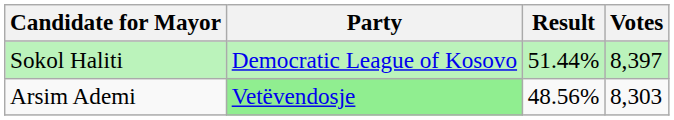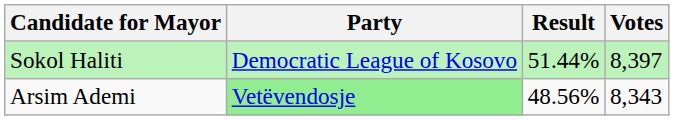(636, 96) 8,303 -> (636, 96) 8,343
